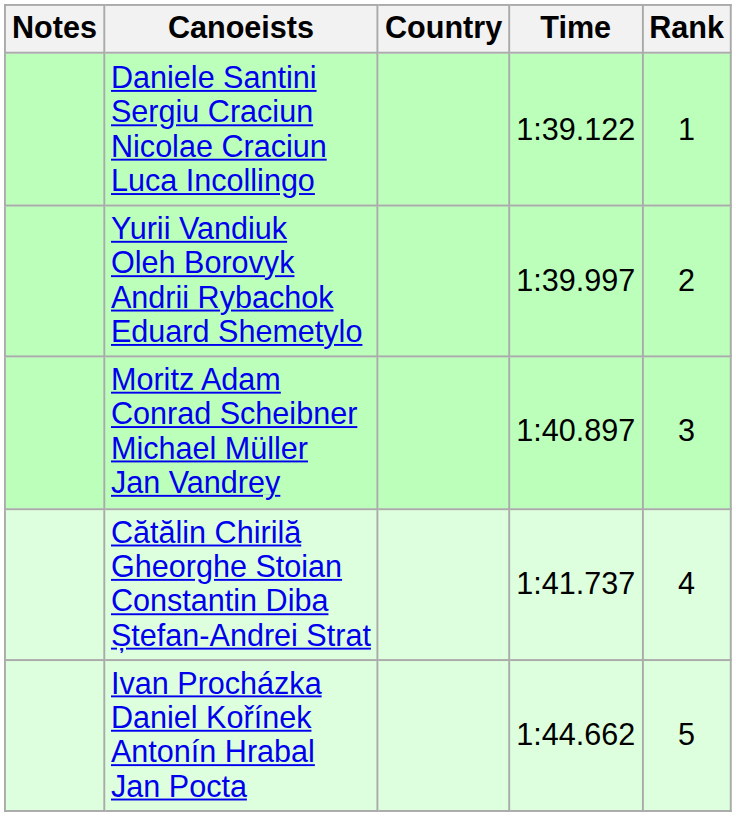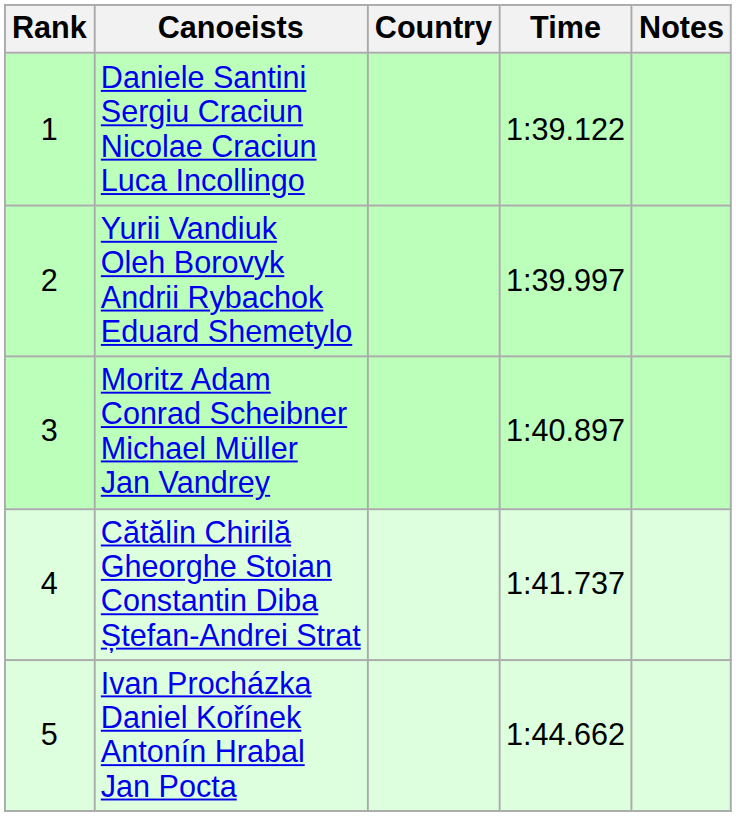columns swapped: (687, 28) <-> (54, 28)
